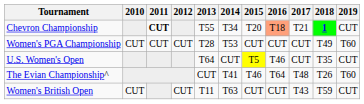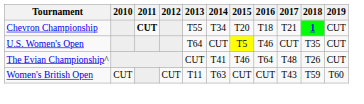(277, 28) lightsalmon background -> (265, 28) no background
- row: (64, 44)
(348, 75) T60 -> (336, 59) CUT
(348, 91) CUT -> (336, 75) T60
